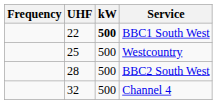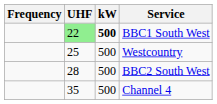(73, 33) no background -> (73, 33) lightgreen background
(73, 90) 32 -> (73, 90) 35
